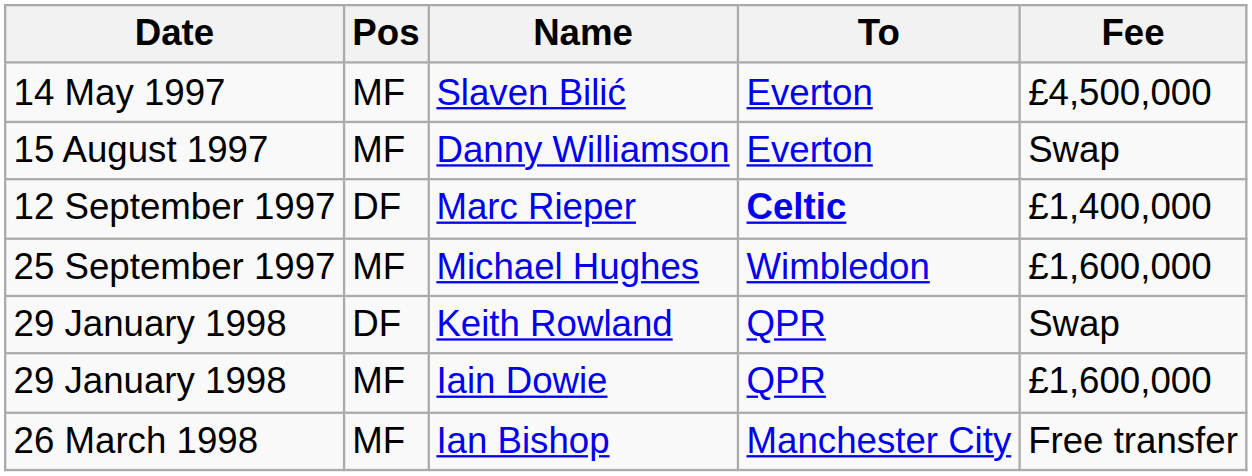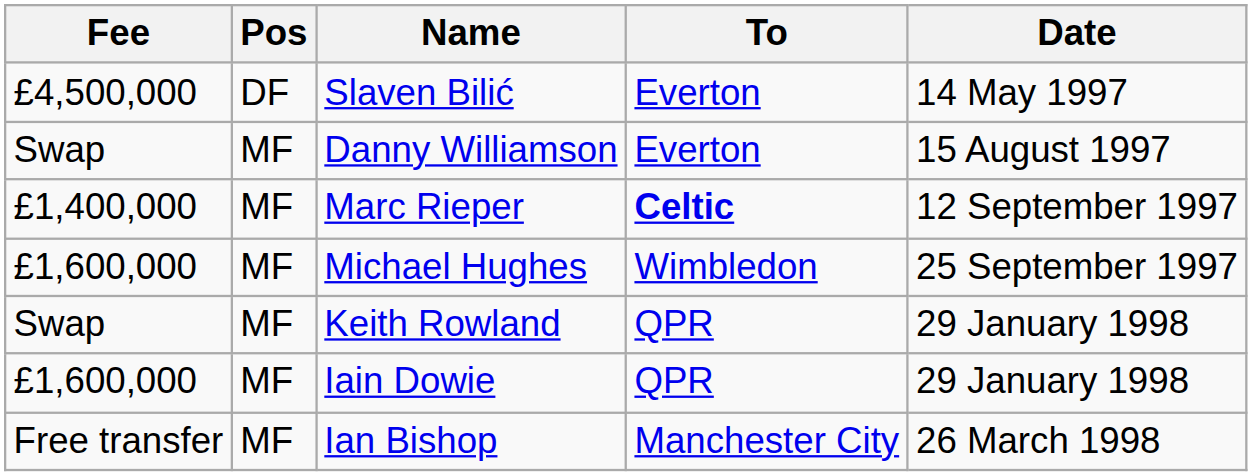columns swapped: (174, 33) <-> (1133, 33)
(379, 91) MF -> (265, 91) DF
(377, 207) DF -> (267, 207) MF
(377, 324) DF -> (267, 324) MF
